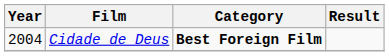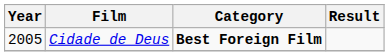(25, 40) 2004 -> (25, 40) 2005
